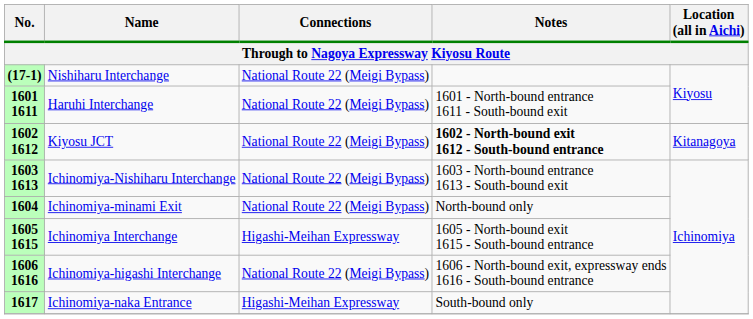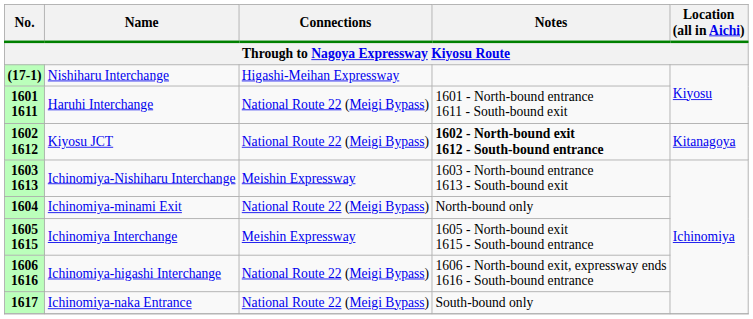(335, 75) National Route 22 (Meigi Bypass) -> (321, 75) Higashi-Meihan Expressway
(335, 178) National Route 22 (Meigi Bypass) -> (299, 178) Meishin Expressway
(321, 236) Higashi-Meihan Expressway -> (299, 236) Meishin Expressway
(321, 302) Higashi-Meihan Expressway -> (335, 302) National Route 22 (Meigi Bypass)
